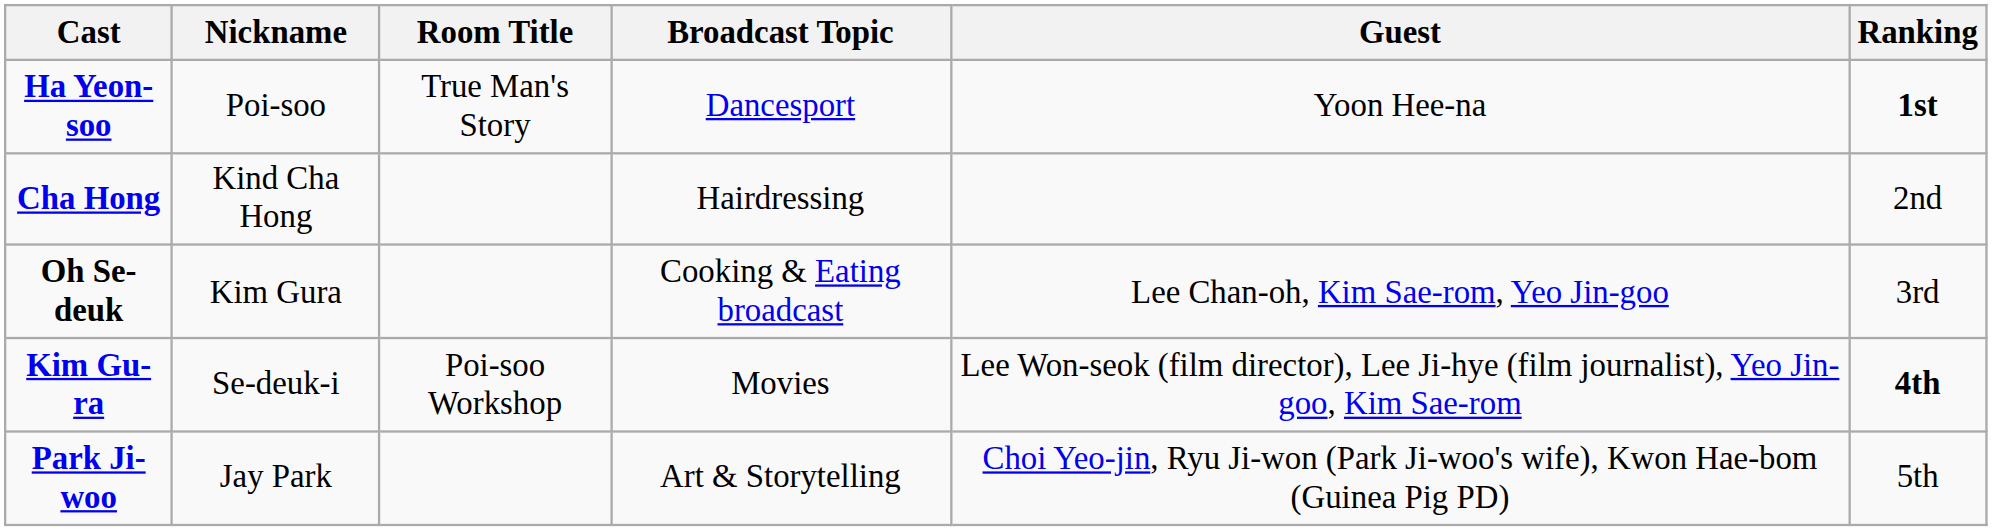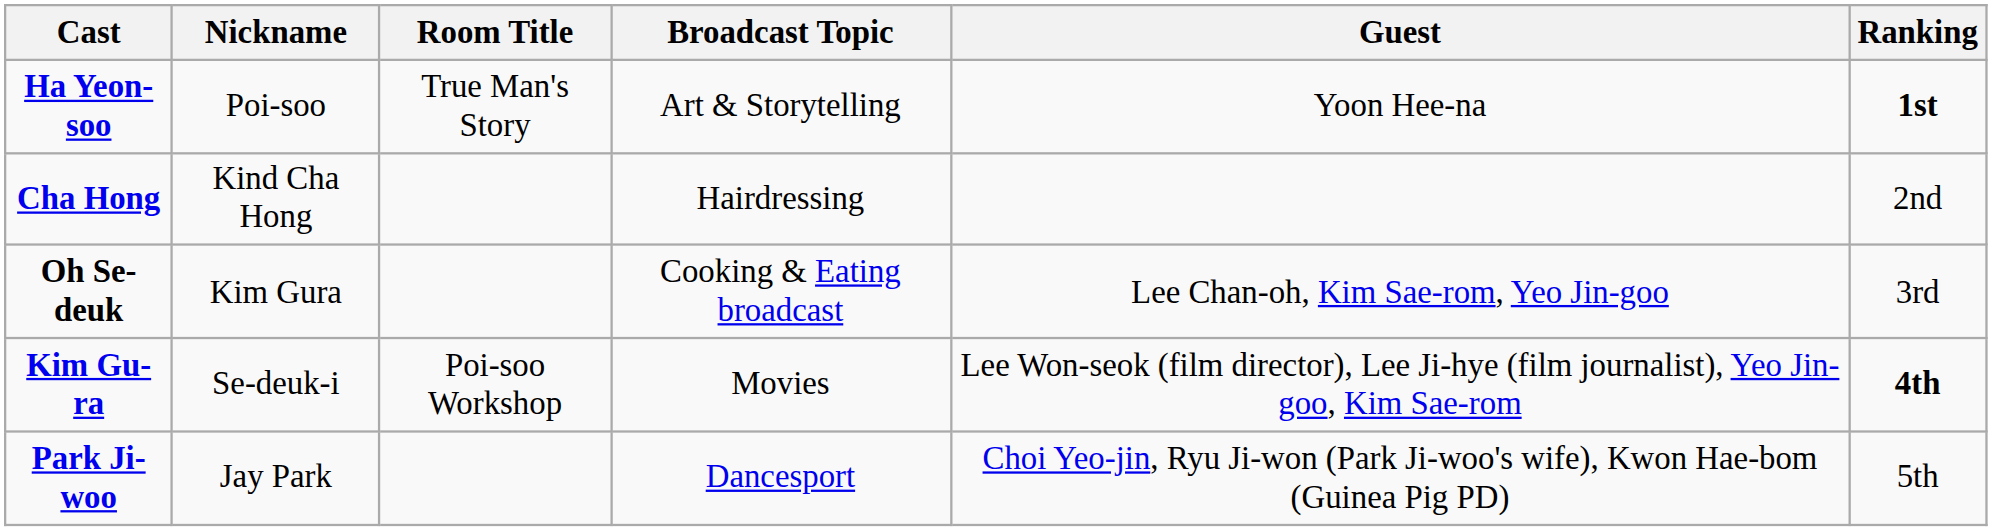(780, 105) Dancesport -> (780, 105) Art & Storytelling
(780, 477) Art & Storytelling -> (780, 477) Dancesport
